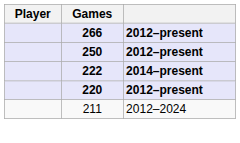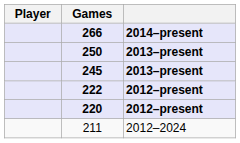(164, 33) 2012–present -> (164, 33) 2014–present
(164, 52) 2012–present -> (164, 52) 2013–present
+ row: (92, 71)
(164, 71) 2014–present -> (164, 90) 2012–present
